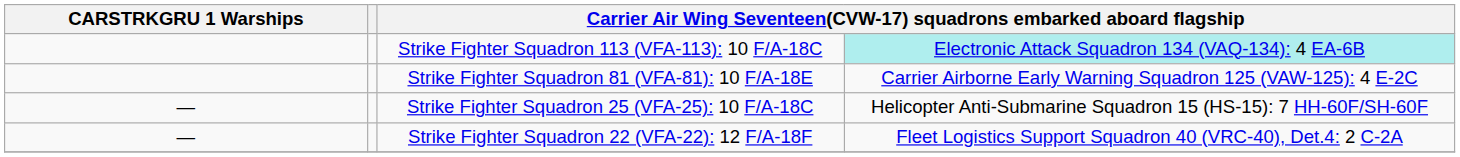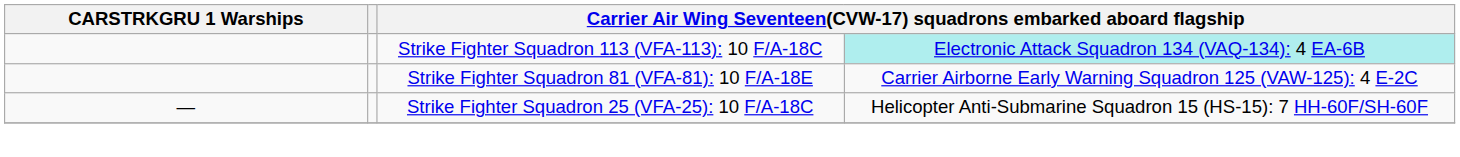- row: (610, 136)
